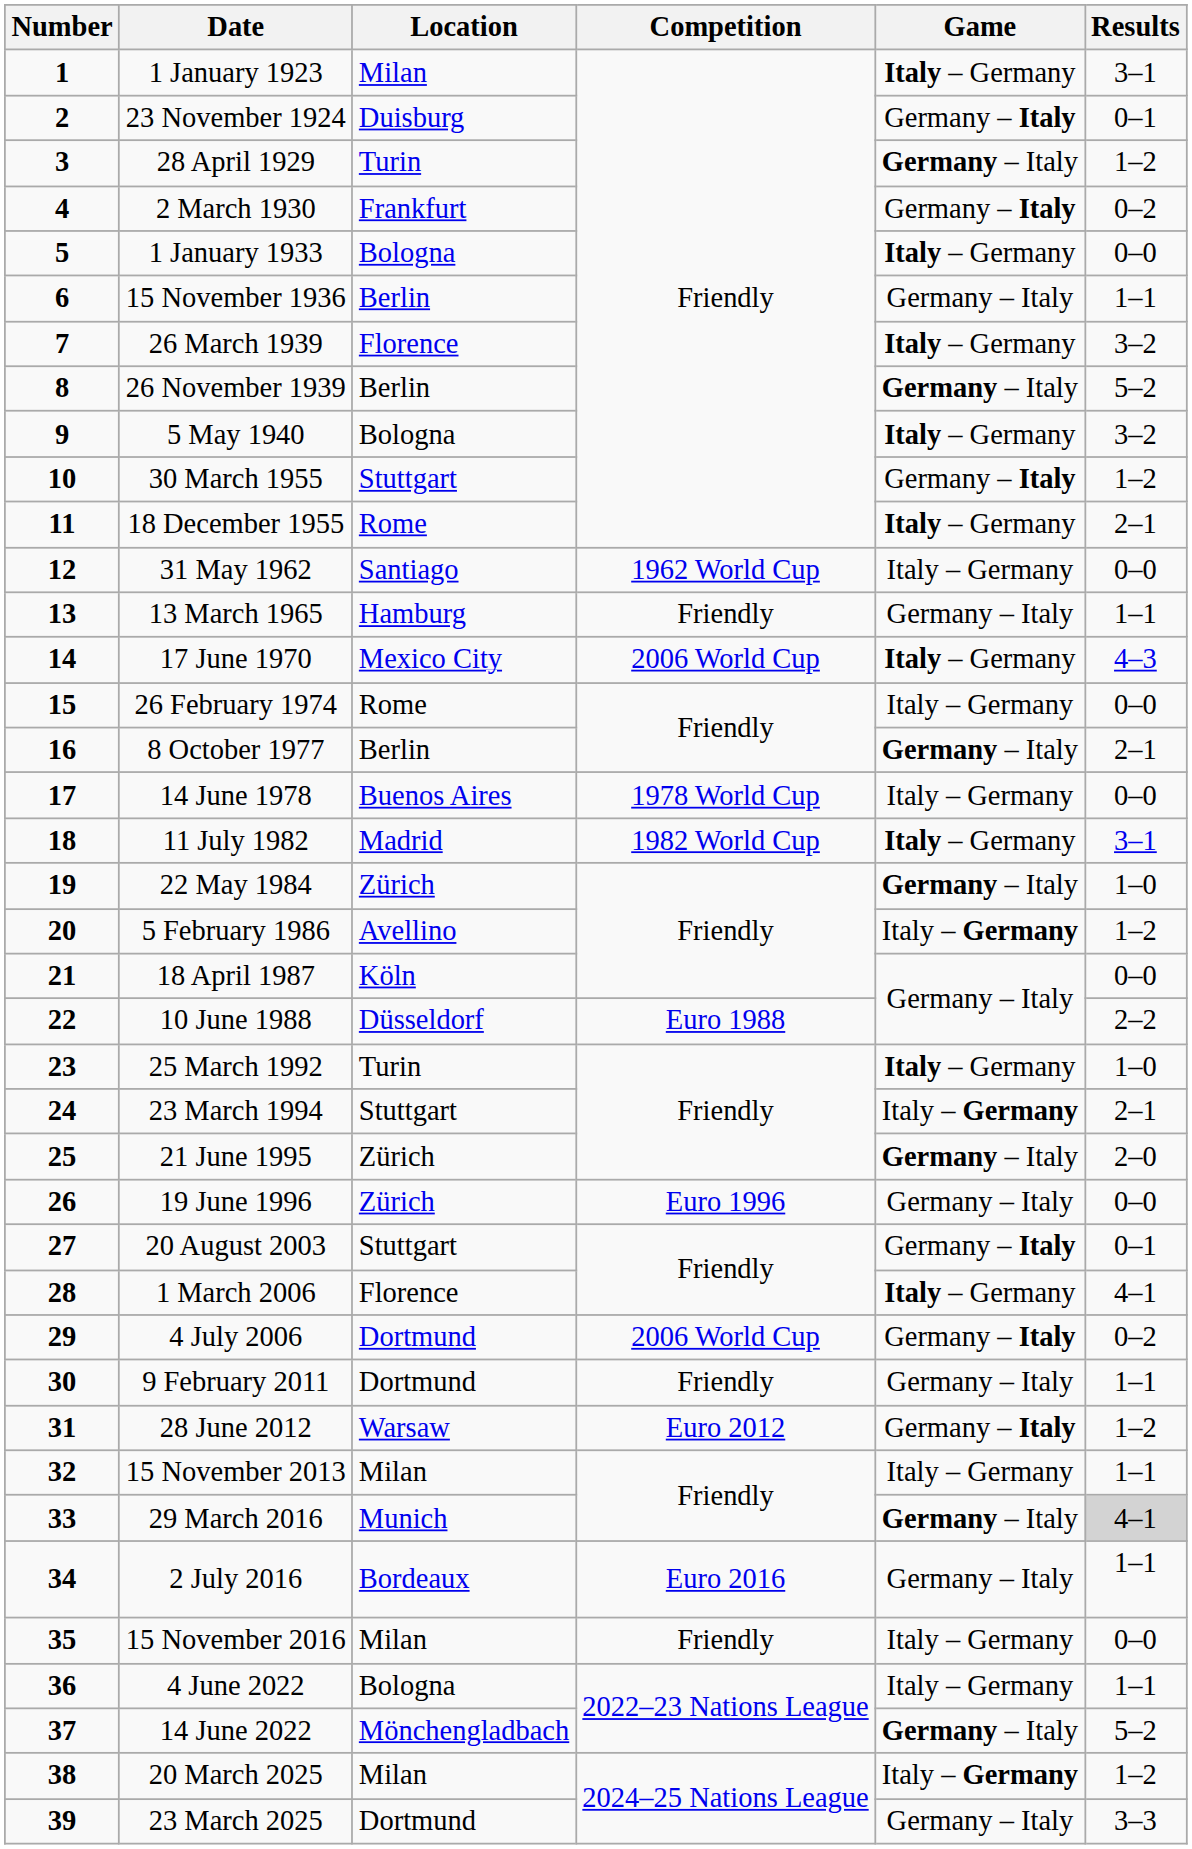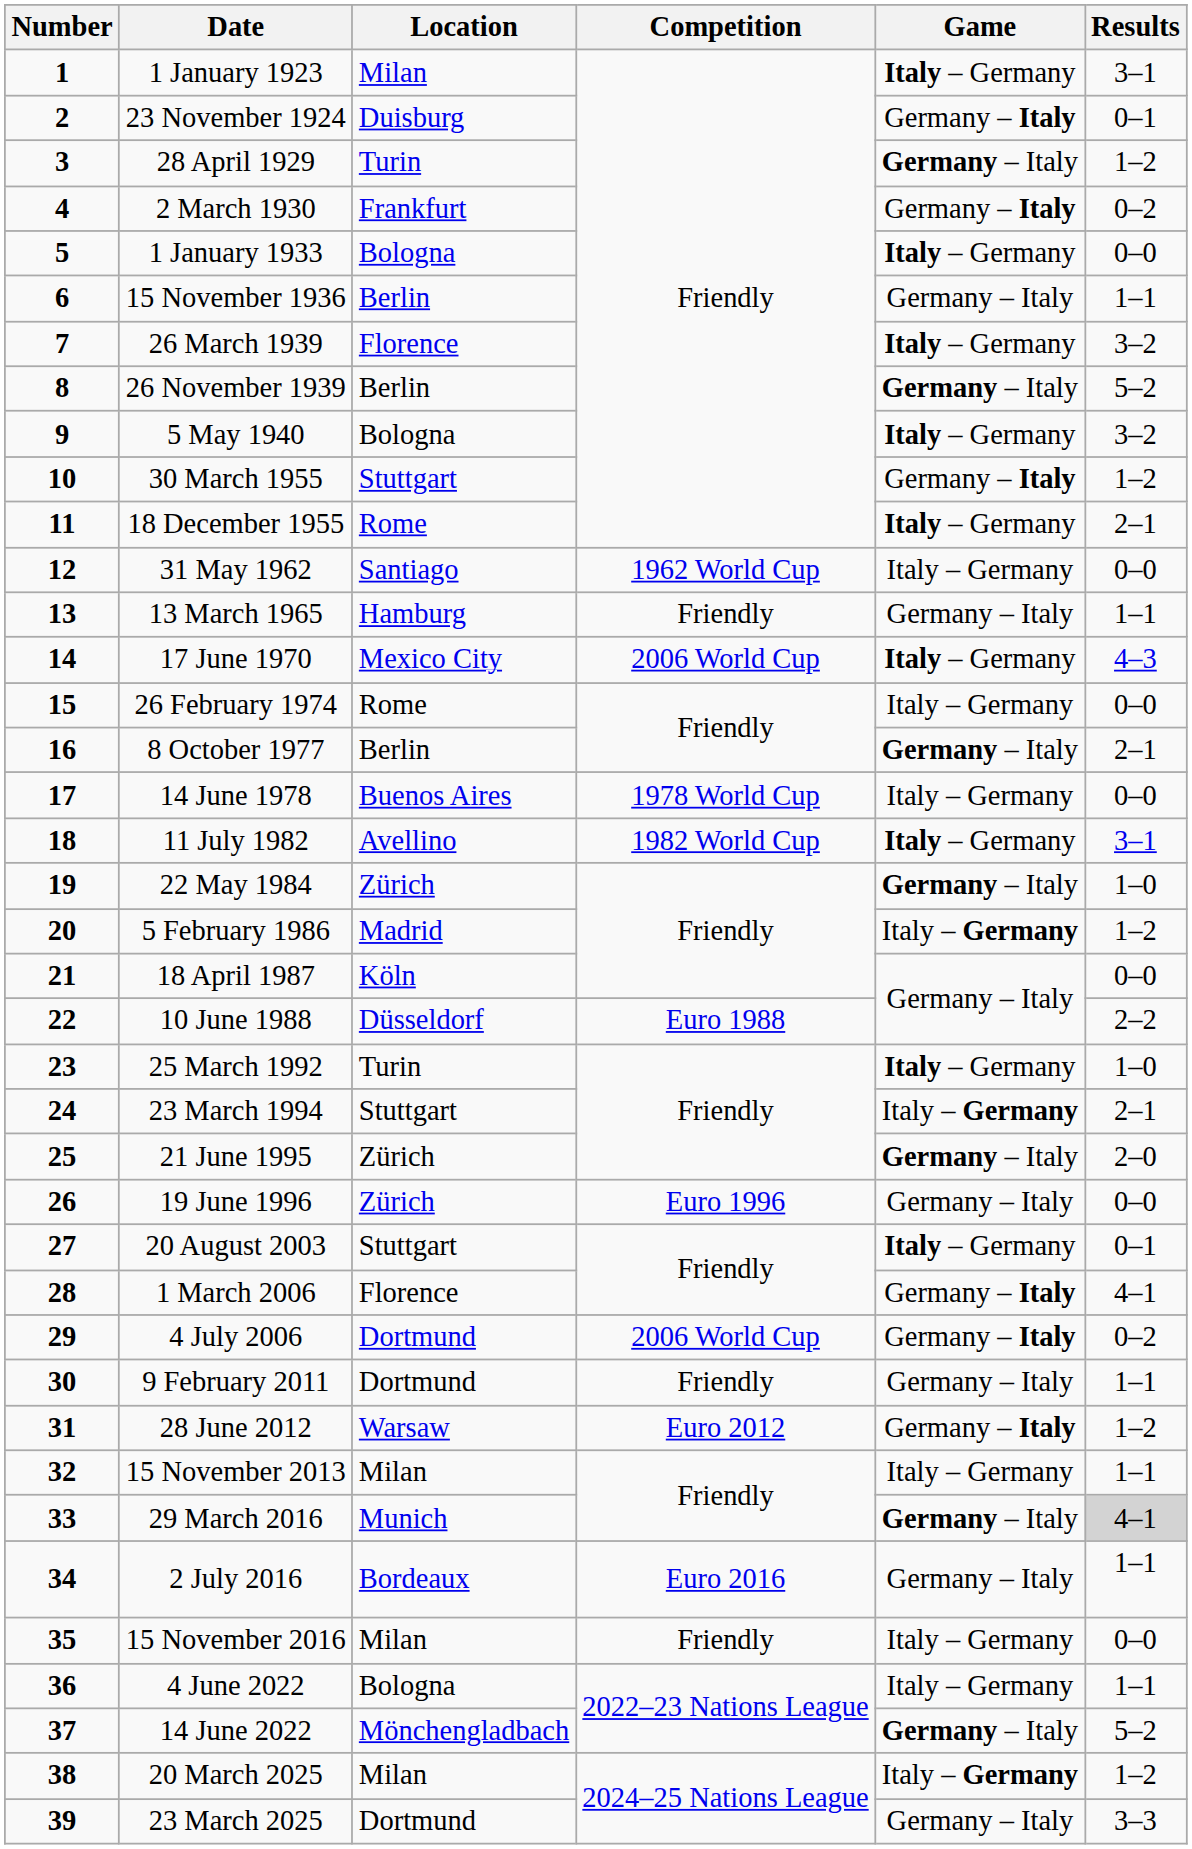(401, 840) Madrid -> (408, 840) Avellino
(408, 930) Avellino -> (401, 930) Madrid
(980, 1246) Germany – Italy -> (980, 1246) Italy – Germany
(980, 1291) Italy – Germany -> (980, 1291) Germany – Italy
